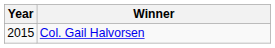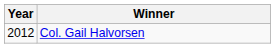(21, 33) 2015 -> (21, 33) 2012
